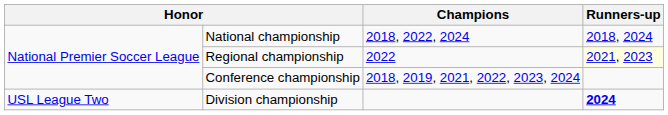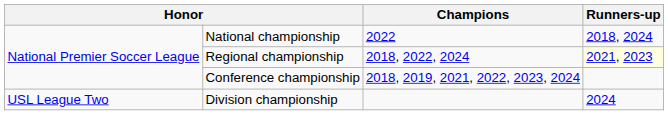(418, 36) 2018, 2022, 2024 -> (381, 36) 2022
(381, 57) 2022 -> (418, 57) 2018, 2022, 2024
(601, 99) bold -> (601, 99) normal
